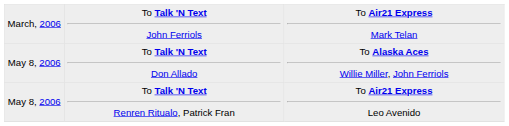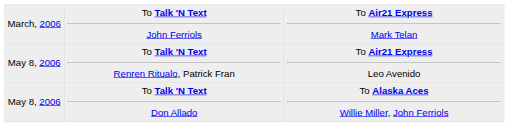rows swapped: (174, 63) <-> (174, 102)
